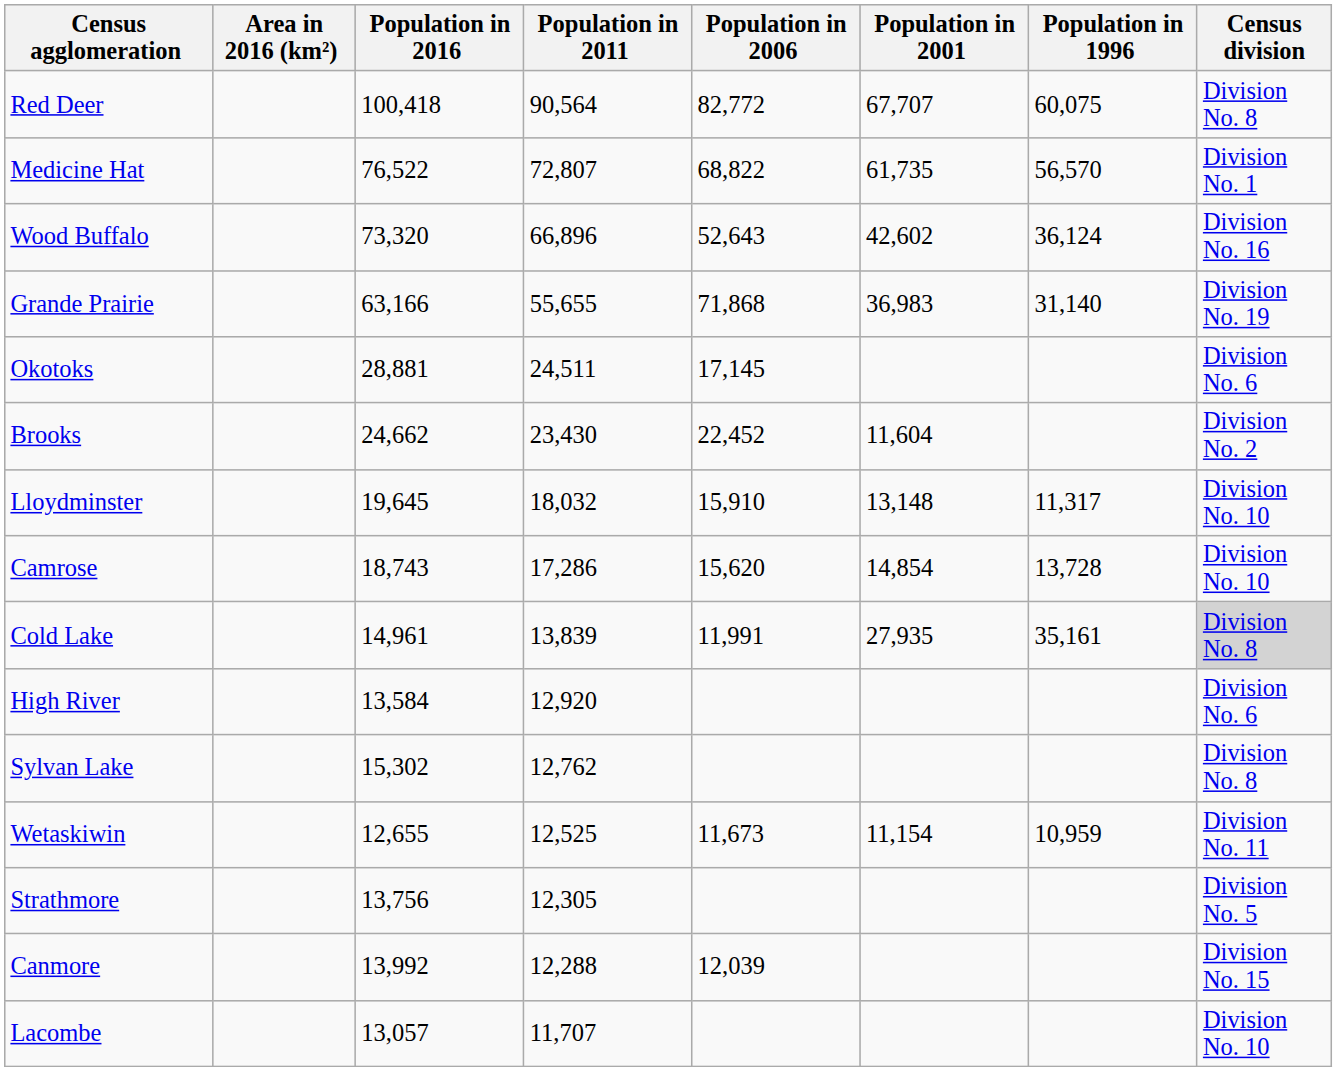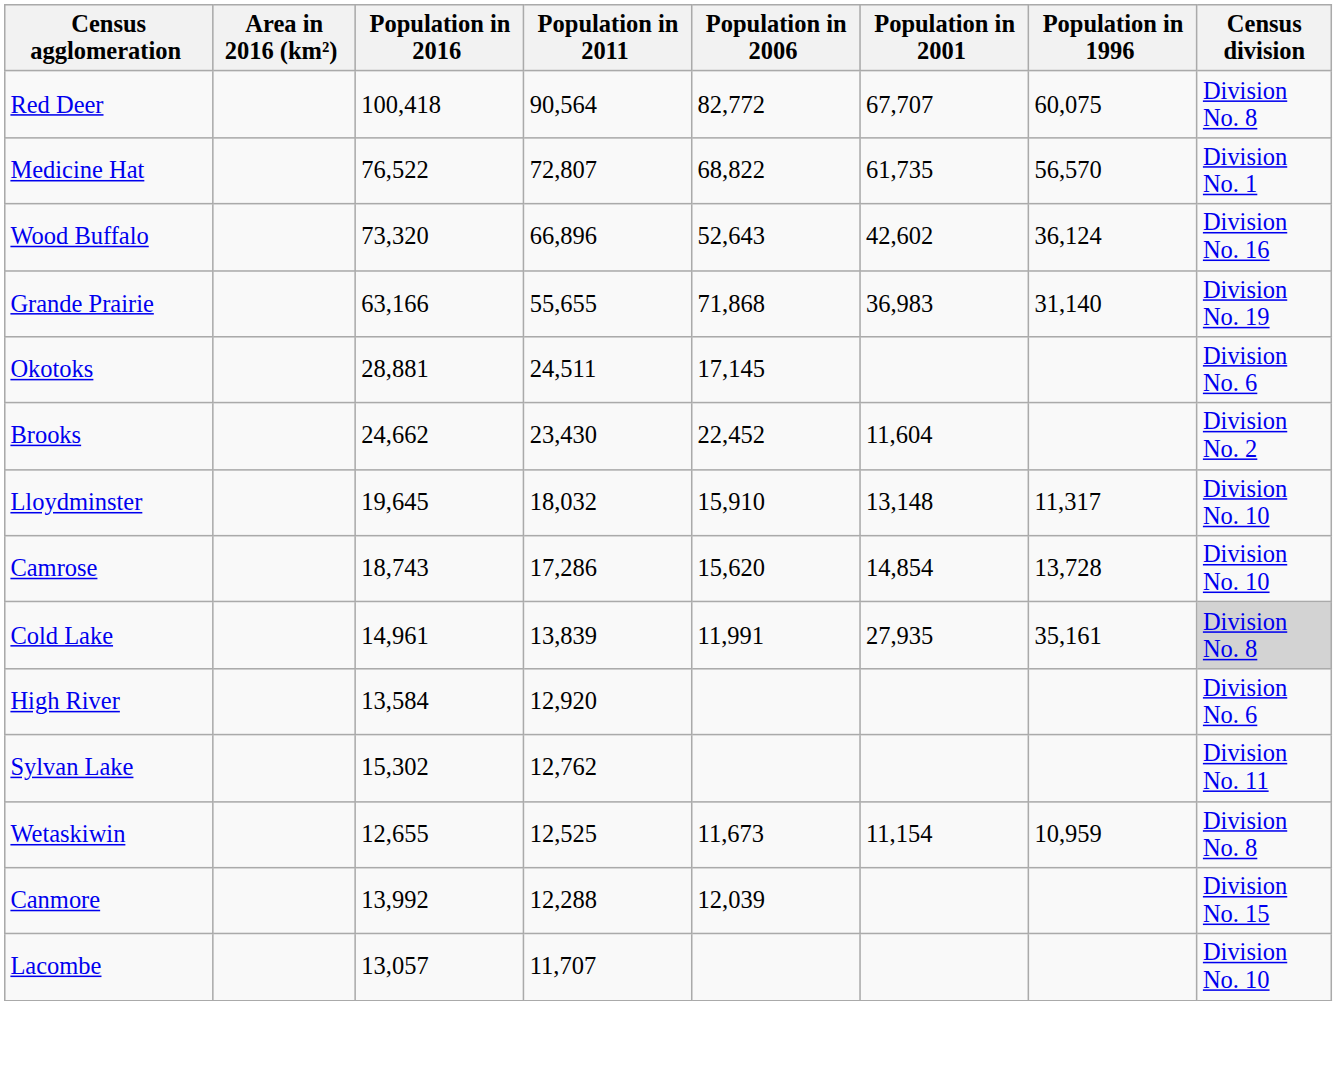(1245, 767) Division No. 8 -> (1245, 767) Division No. 11
(1245, 834) Division No. 11 -> (1245, 834) Division No. 8
- row: (65, 900)
